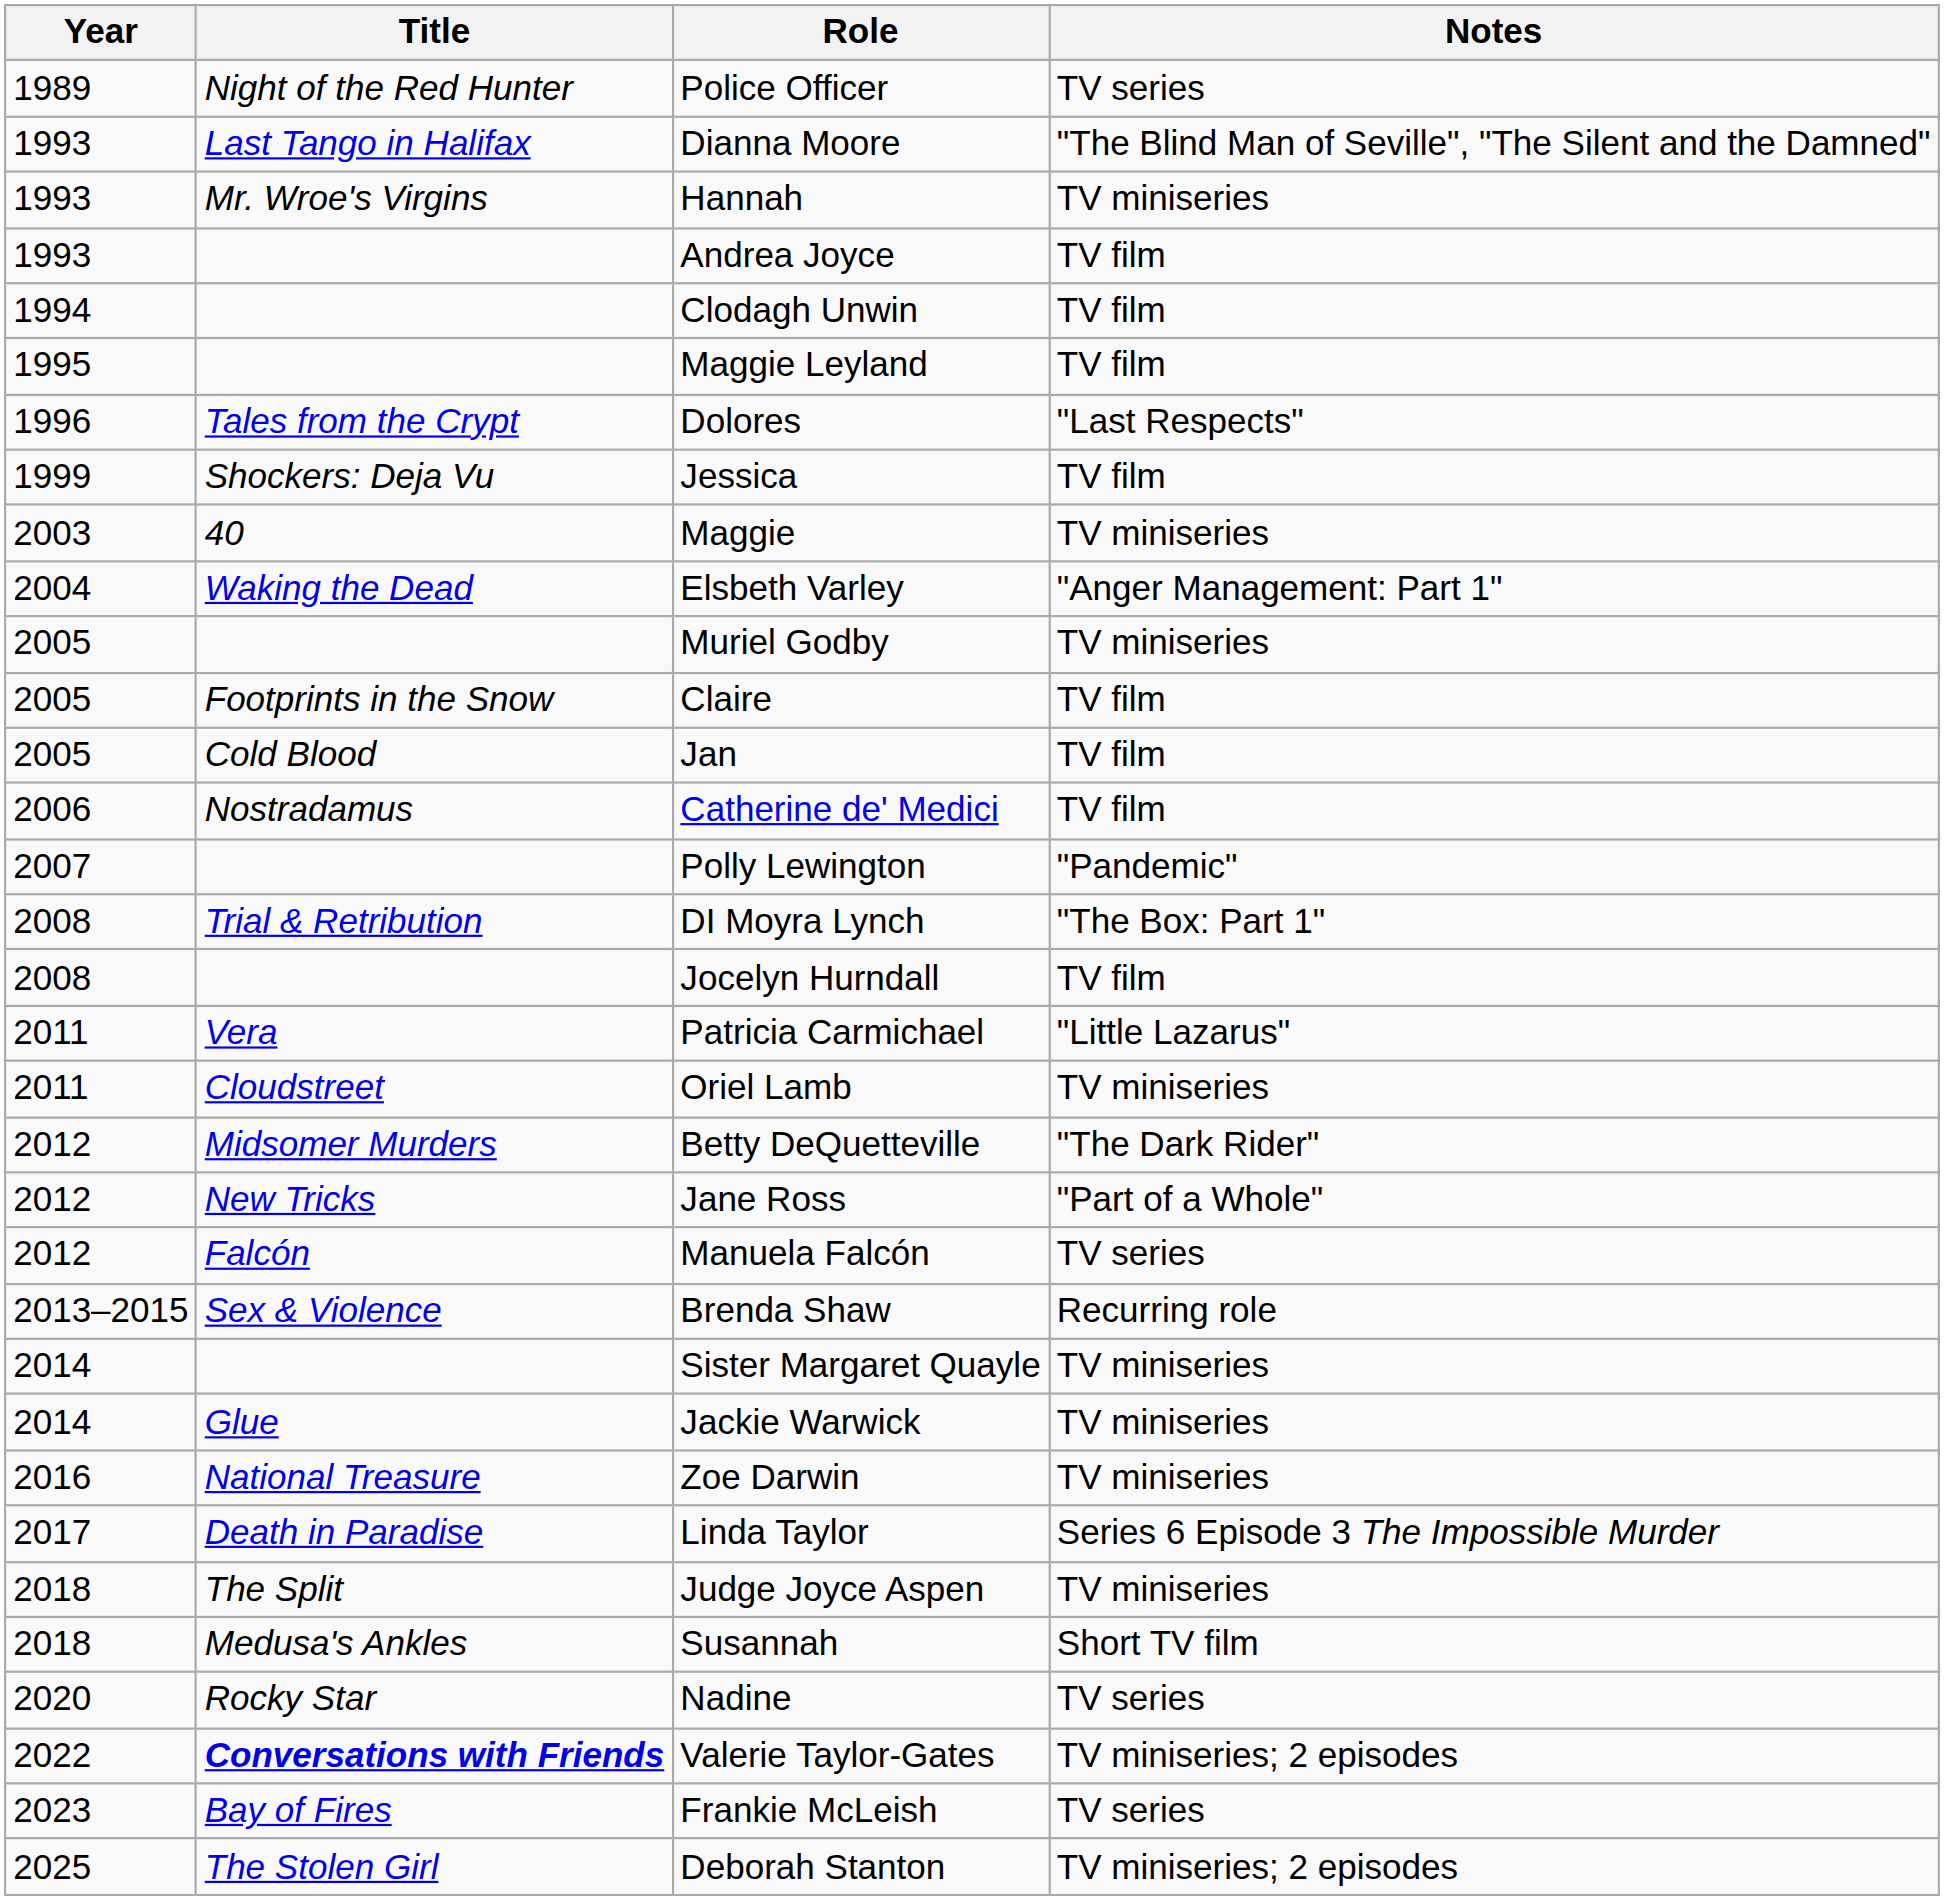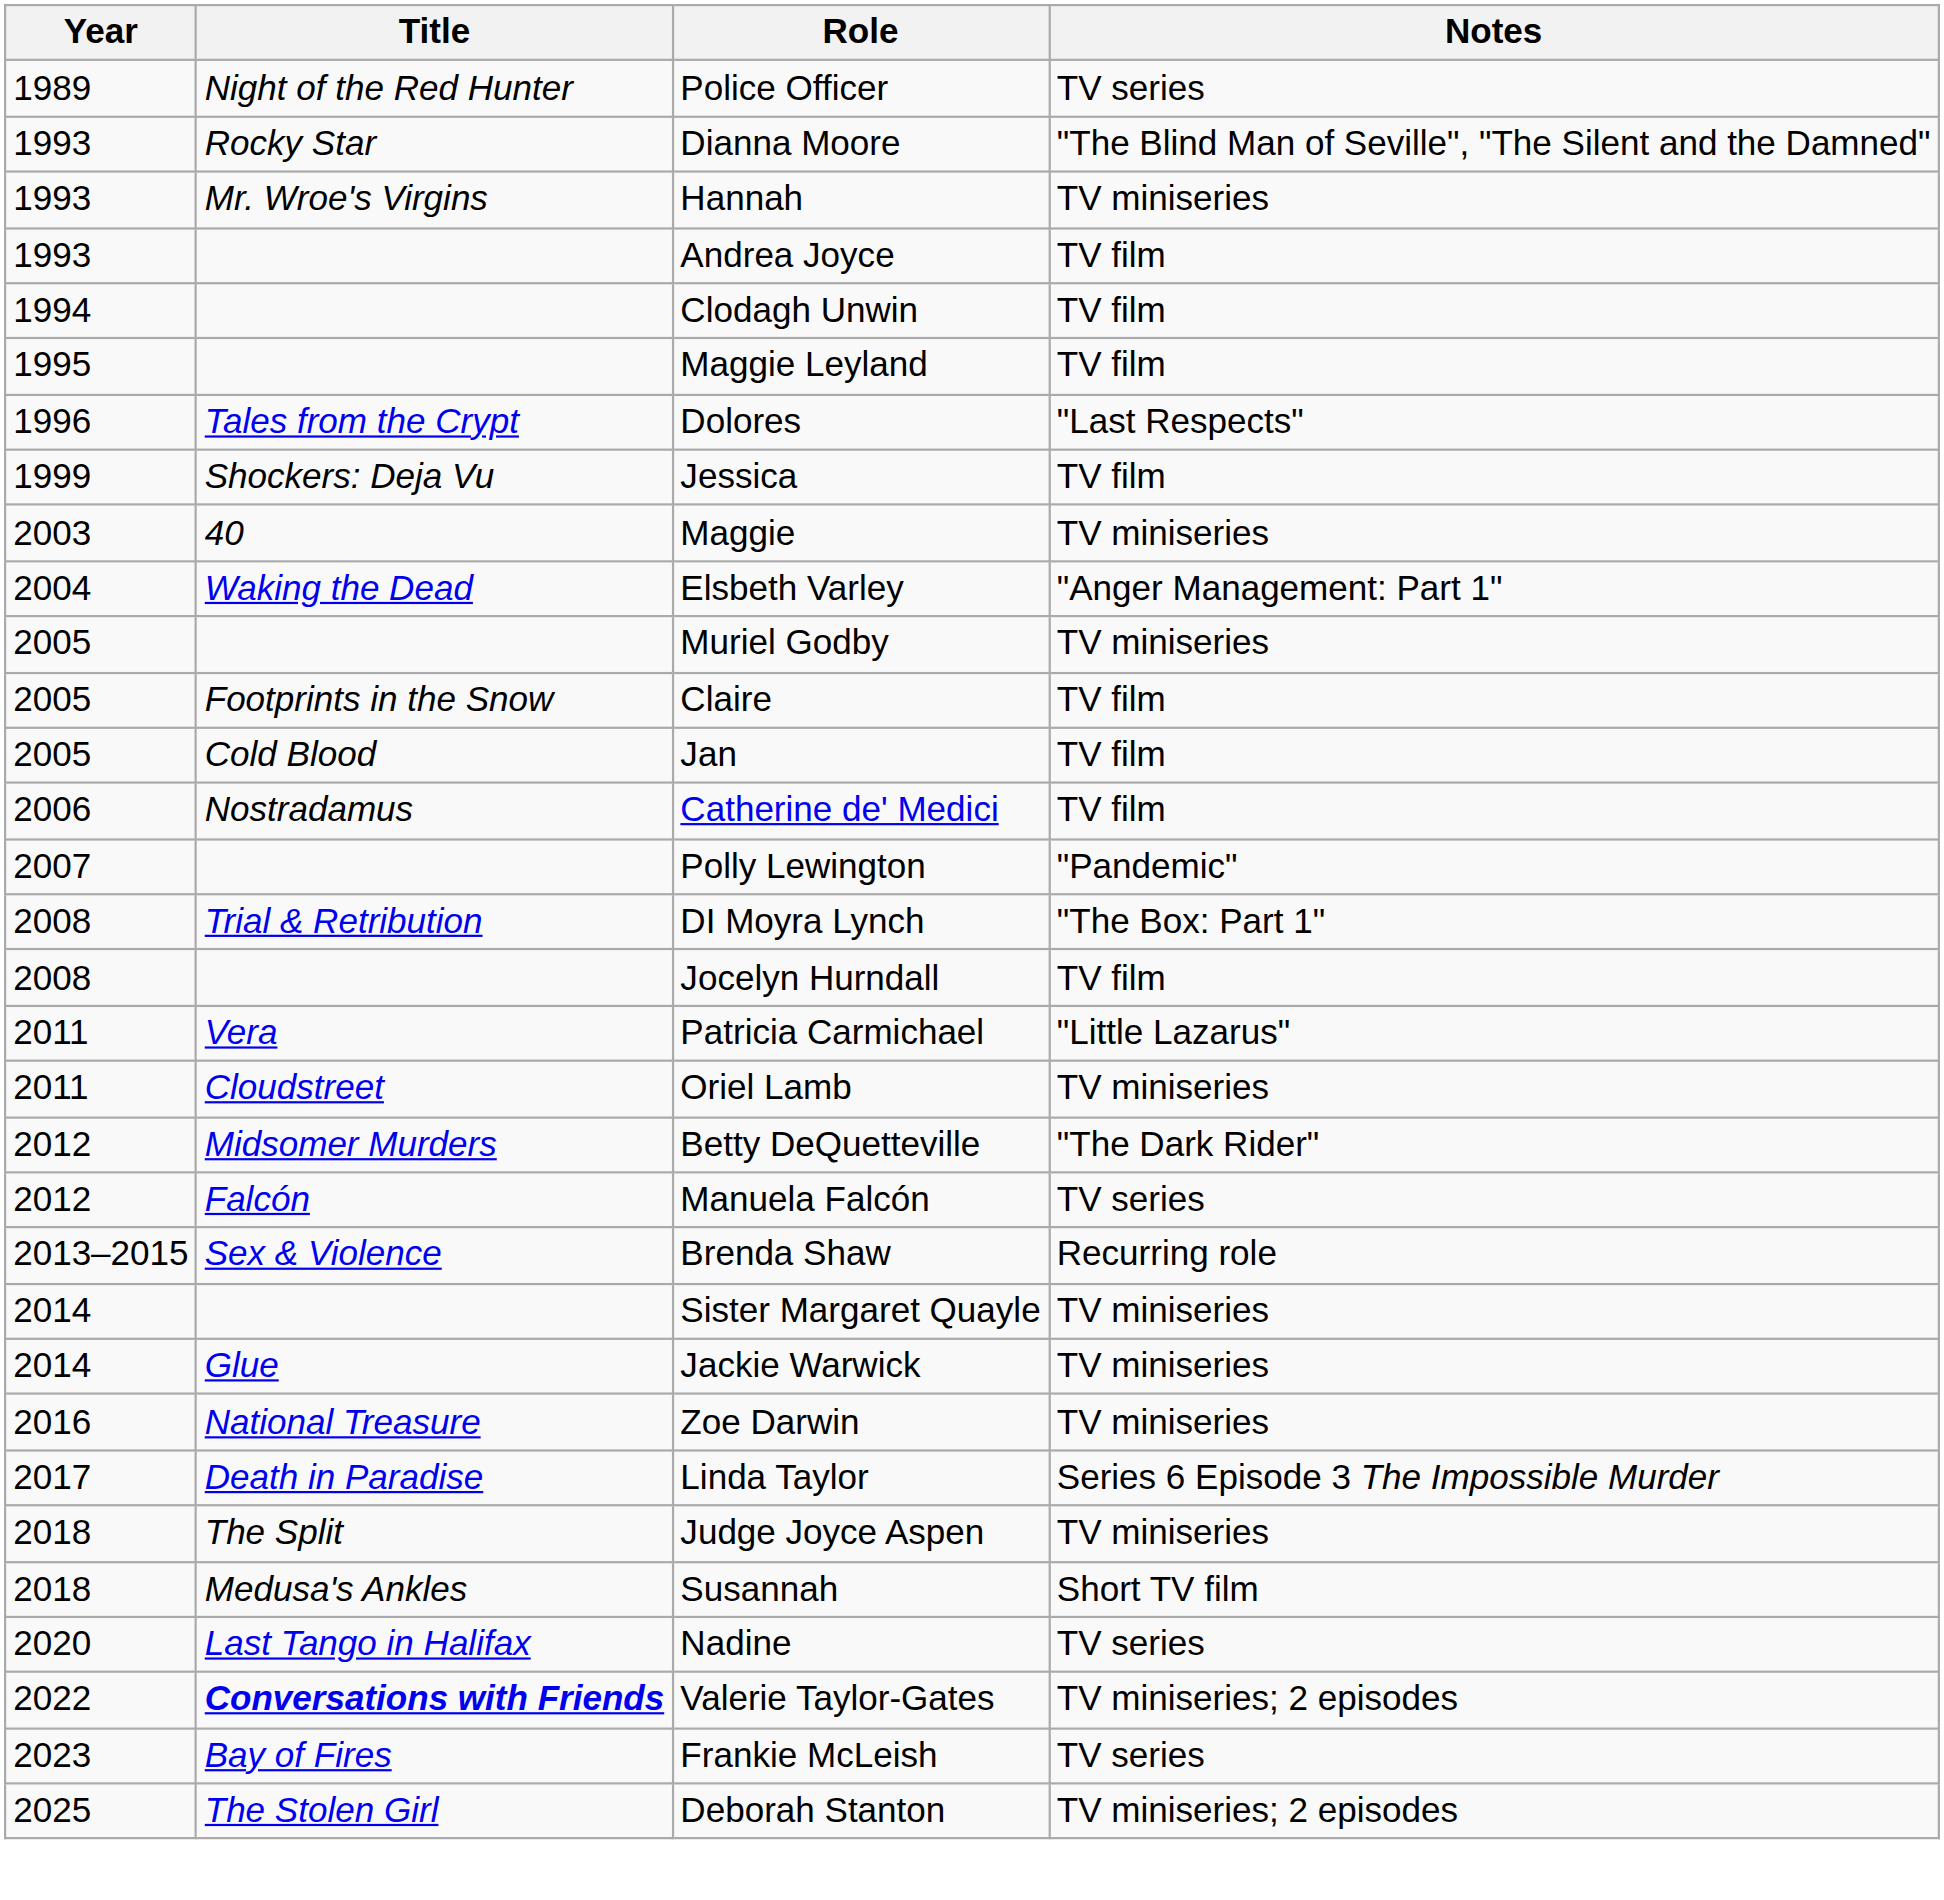(368, 143) Last Tango in Halifax -> (290, 143) Rocky Star
- row: (763, 1199)
(290, 1699) Rocky Star -> (368, 1643) Last Tango in Halifax
